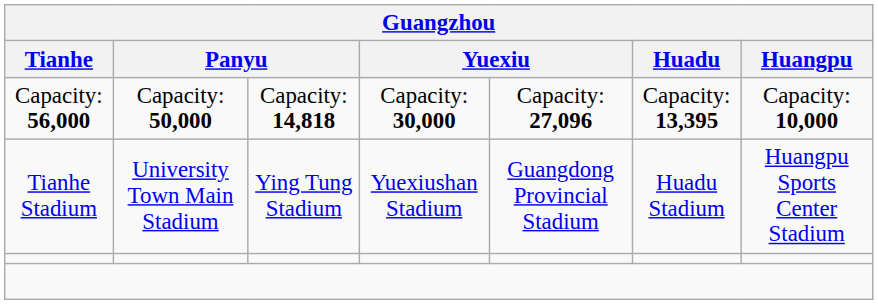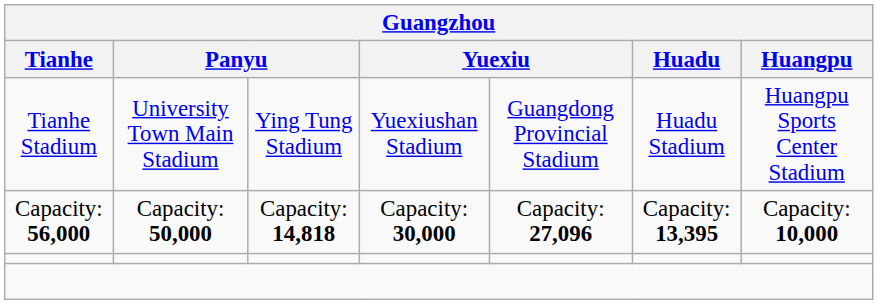rows swapped: (59, 195) <-> (59, 108)
